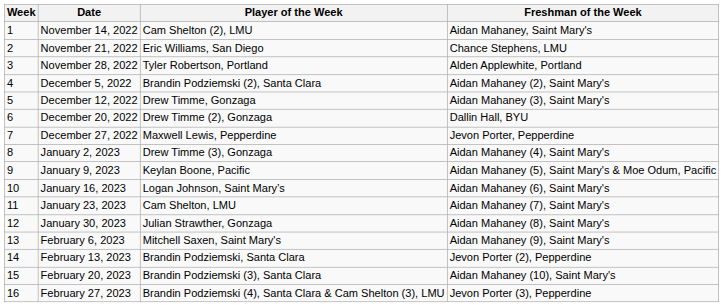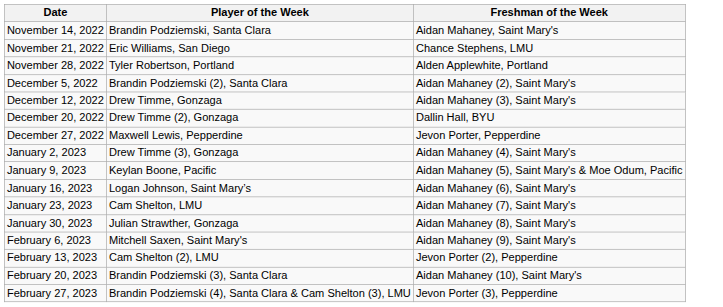- column: (21, 13)
(198, 30) Cam Shelton (2), LMU -> (190, 30) Brandin Podziemski, Santa Clara
(224, 258) Brandin Podziemski, Santa Clara -> (164, 258) Cam Shelton (2), LMU
